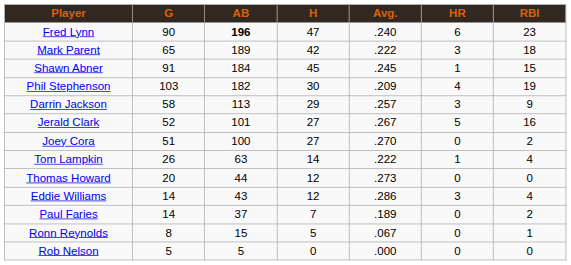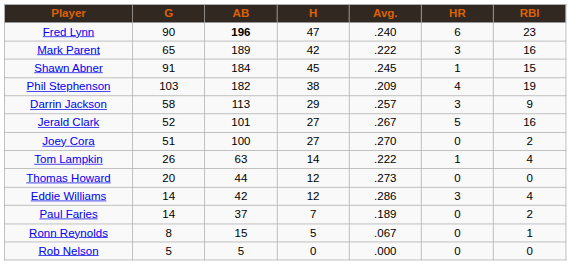(530, 50) 18 -> (530, 50) 16
(313, 86) 30 -> (313, 86) 38
(241, 196) 43 -> (241, 196) 42
